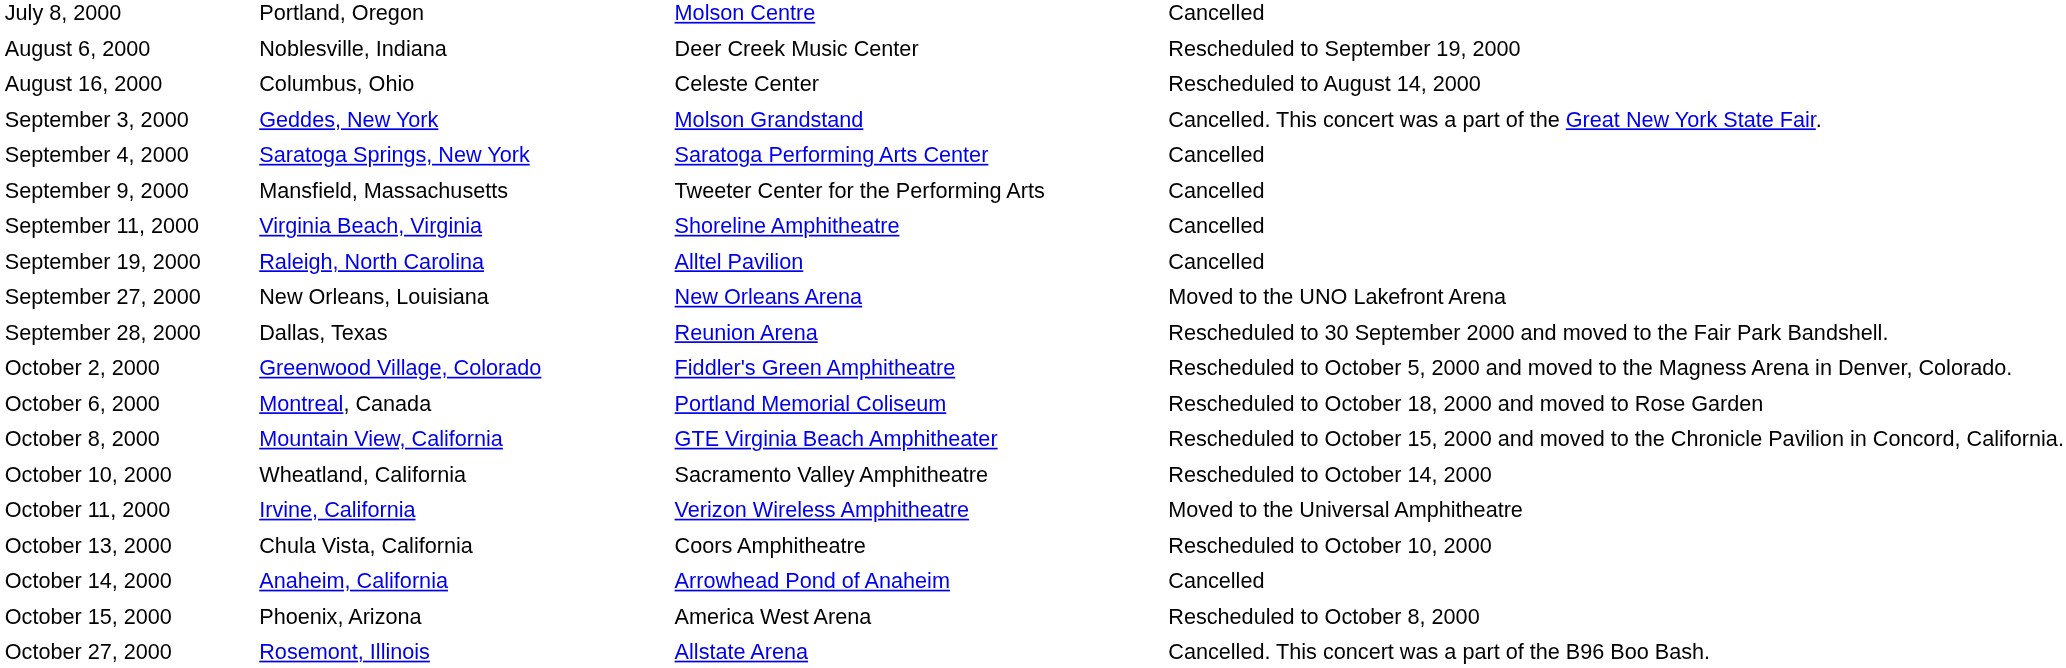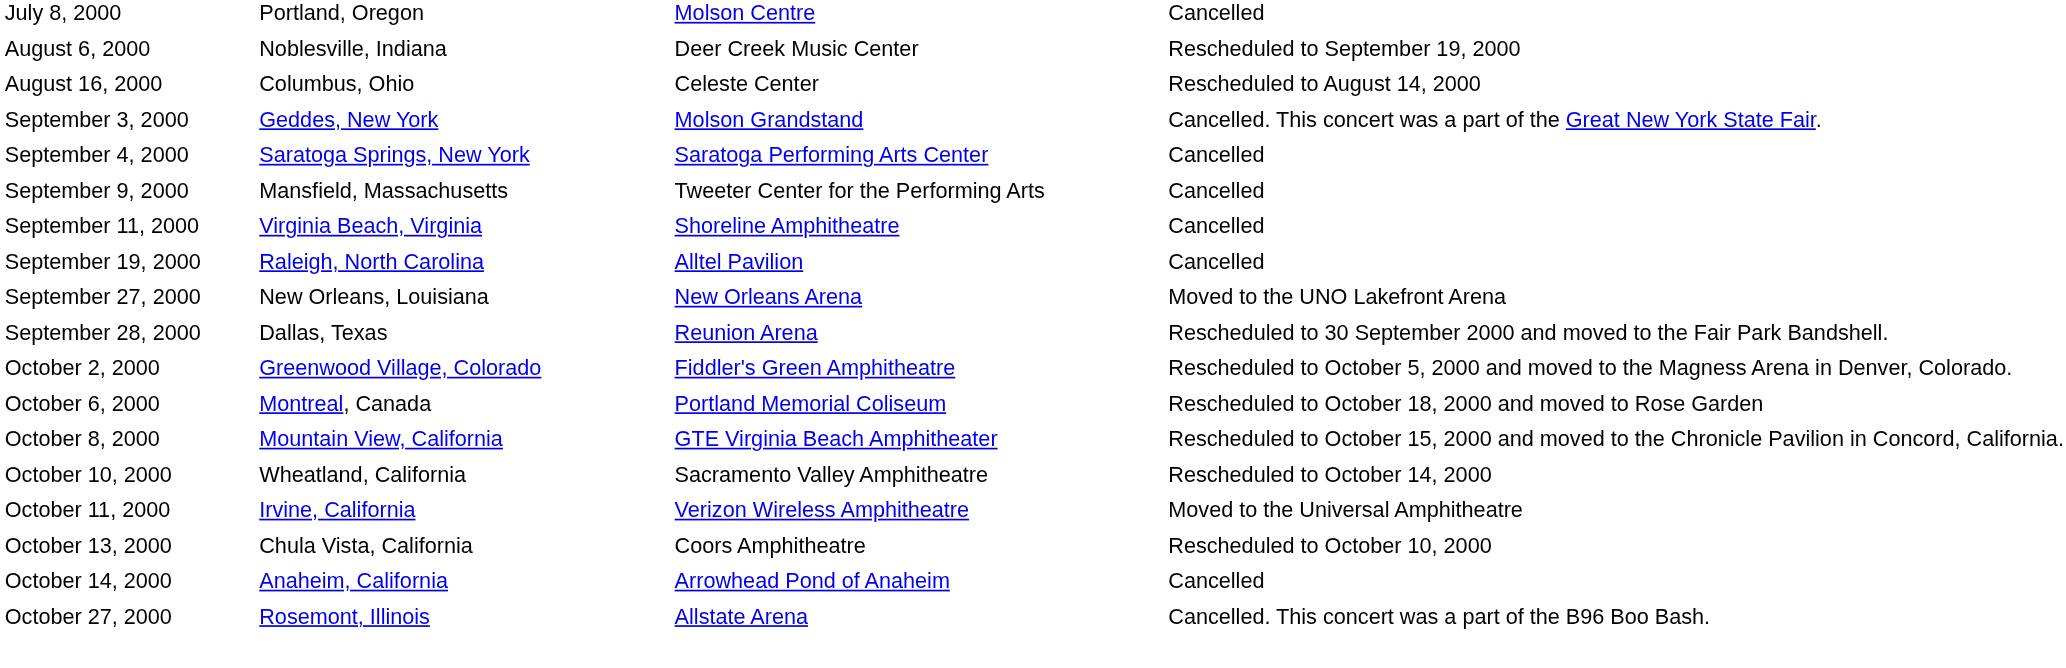- row: (88, 616)
